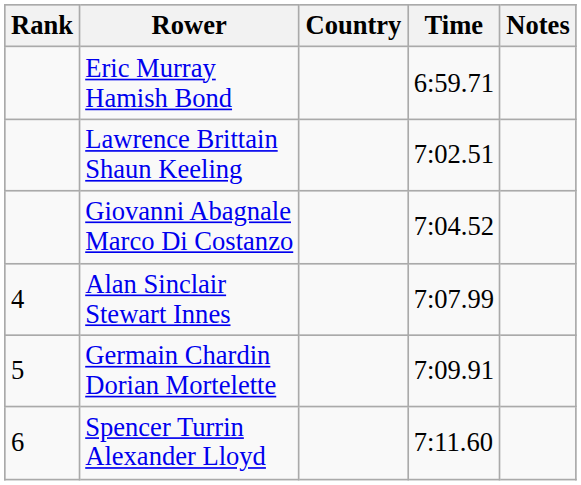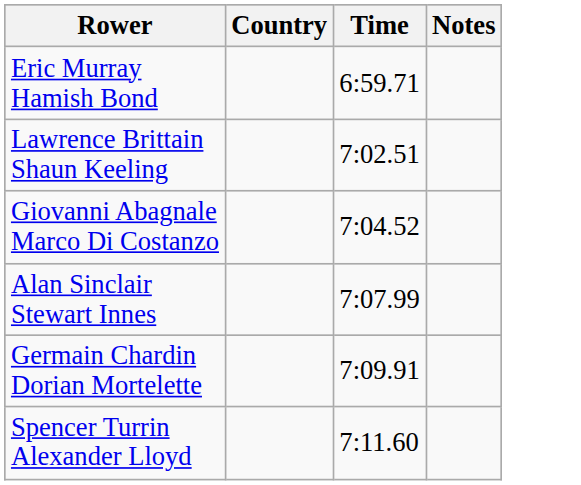- column: (42, 25)
